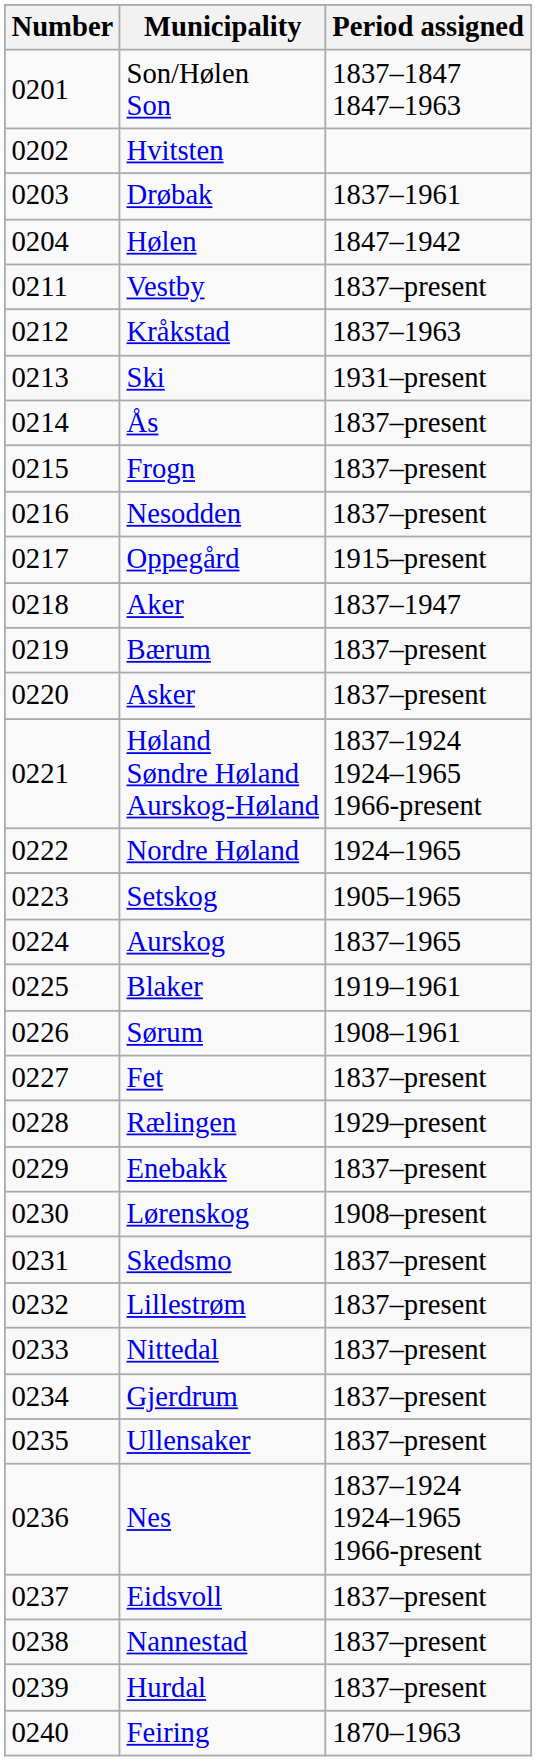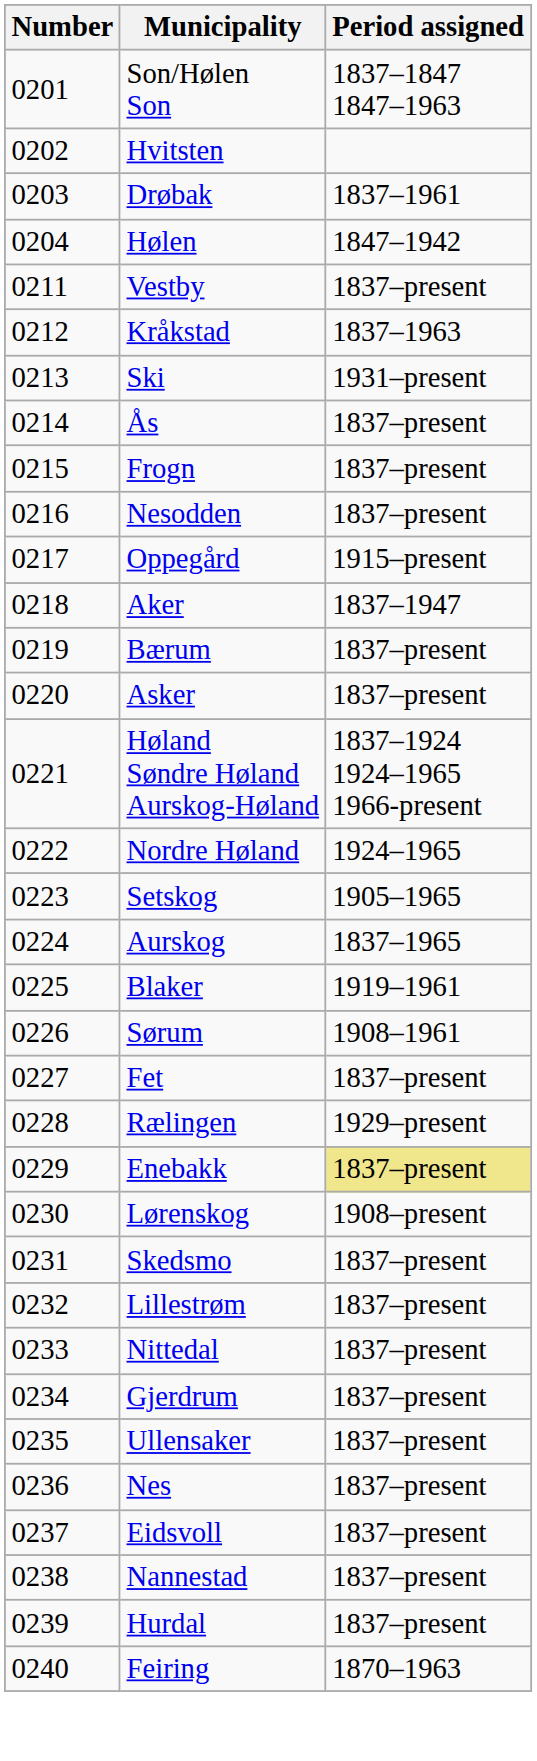(409, 1168) no background -> (409, 1168) khaki background
(407, 1518) 1837–1924 1924–1965 1966-present -> (409, 1486) 1837–present
